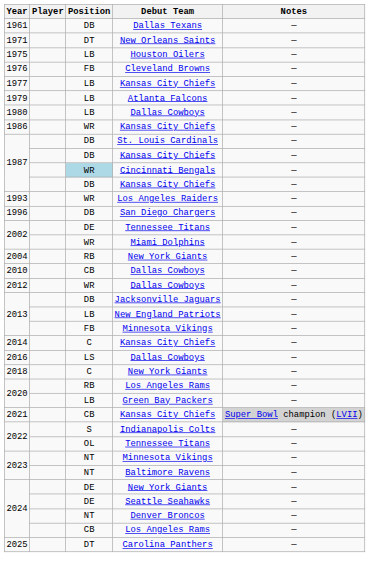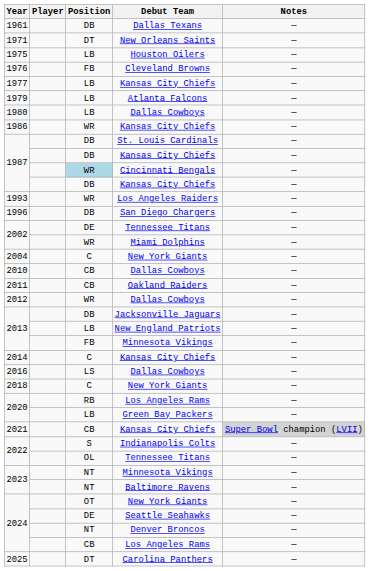(89, 256) RB -> (89, 256) C
+ row: (17, 285)
(89, 487) DE -> (89, 501) OT
